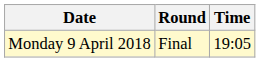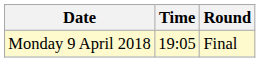columns swapped: (232, 17) <-> (182, 17)
